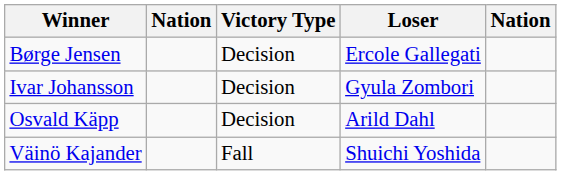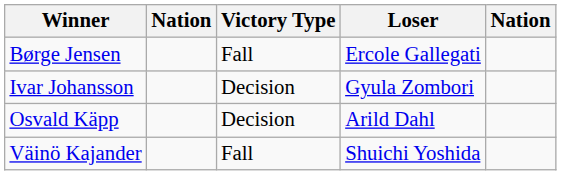(258, 53) Decision -> (237, 53) Fall
